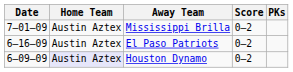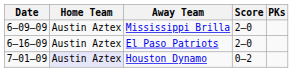(27, 28) 7–01–09 -> (27, 28) 6–09–09
(243, 28) 0–2 -> (243, 28) 2–0
(243, 44) 0–2 -> (243, 44) 2–0
(27, 59) 6–09–09 -> (27, 59) 7–01–09
